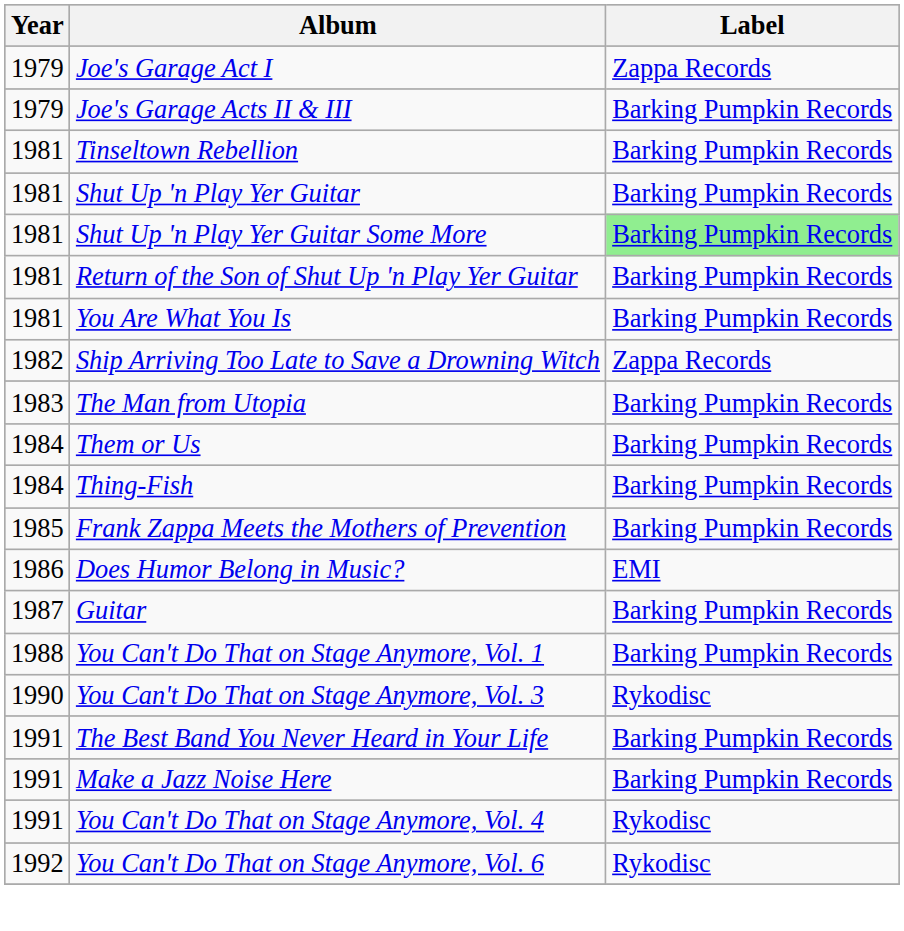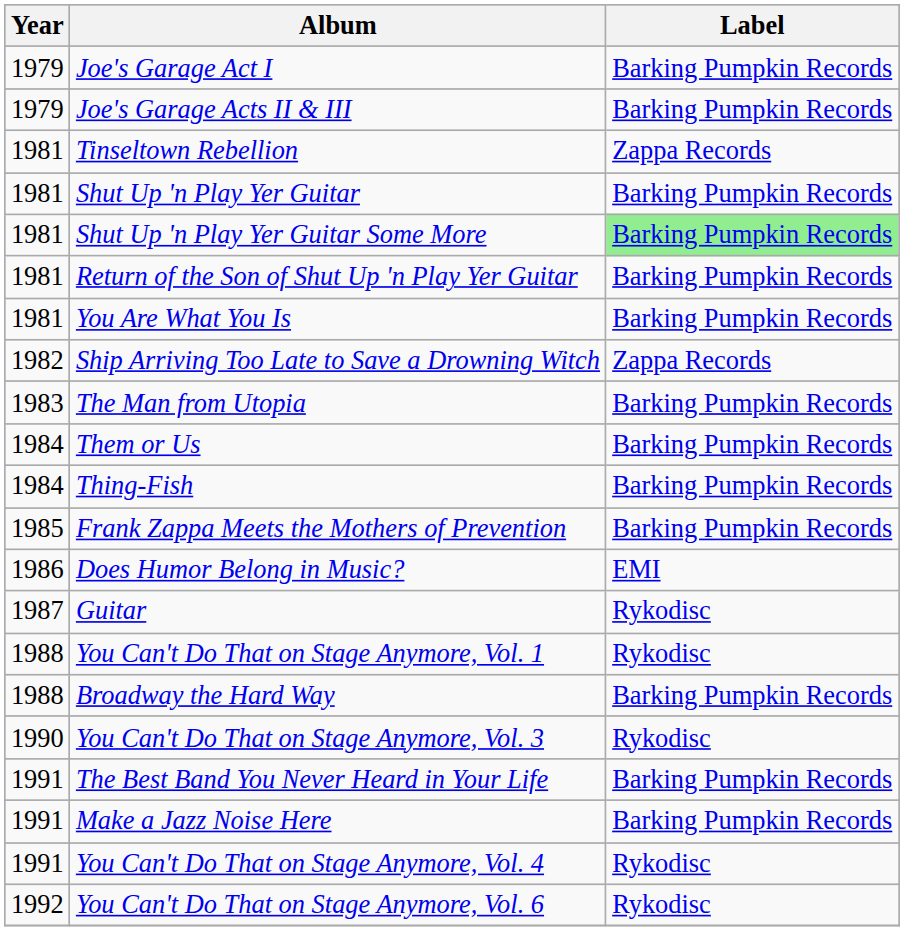(692, 67) Zappa Records -> (752, 67) Barking Pumpkin Records
(752, 151) Barking Pumpkin Records -> (692, 151) Zappa Records
(752, 611) Barking Pumpkin Records -> (661, 611) Rykodisc
(752, 653) Barking Pumpkin Records -> (661, 653) Rykodisc
+ row: (205, 695)
